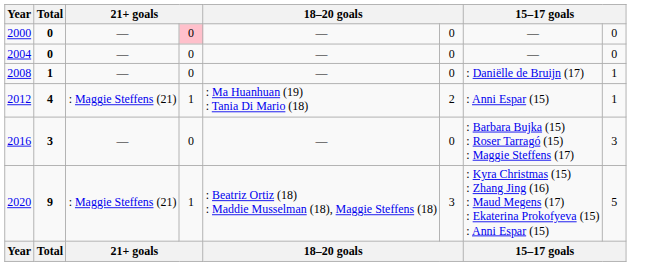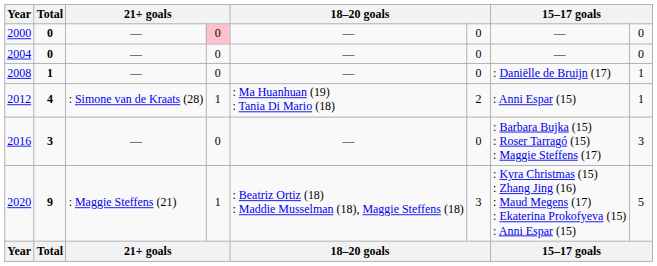(123, 99) : Maggie Steffens (21) -> (136, 99) : Simone van de Kraats (28)
